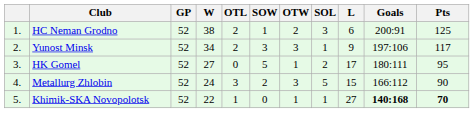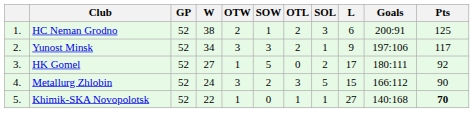columns swapped: (296, 13) <-> (236, 13)
(443, 64) 95 -> (443, 64) 92
(390, 99) bold -> (390, 99) normal
